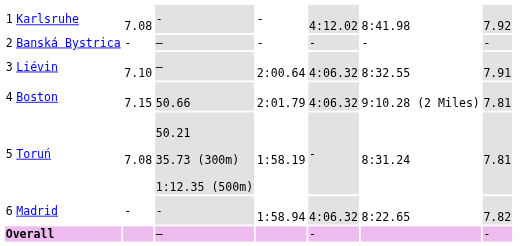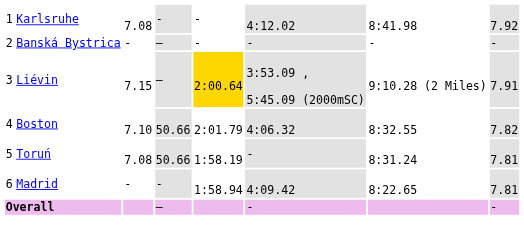(138, 73) 7.10 -> (138, 86) 7.15
(281, 73) no background -> (218, 86) gold background
(333, 73) 4:06.32 -> (306, 86) 3:53.09 , 5:45.09 (2000mSC)
(386, 73) 8:32.55 -> (428, 86) 9:10.28 (2 Miles)
(138, 103) 7.15 -> (138, 130) 7.10
(421, 103) 9:10.28 (2 Miles) -> (393, 130) 8:32.55
(497, 103) 7.81 -> (504, 130) 7.82
(204, 160) 50.21 35.73 (300m) 1:12.35 (500m) -> (173, 160) 50.66
(333, 217) 4:06.32 -> (271, 190) 4:09.42
(497, 217) 7.82 -> (504, 190) 7.81
